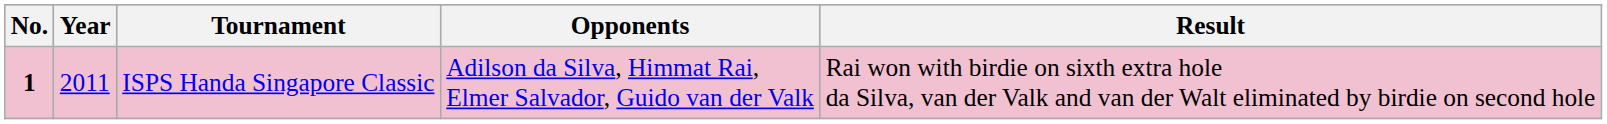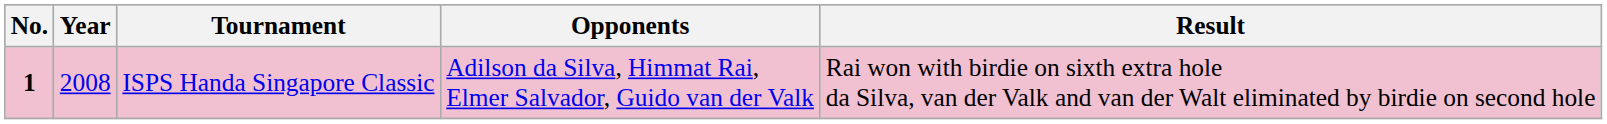(85, 82) 2011 -> (85, 82) 2008
